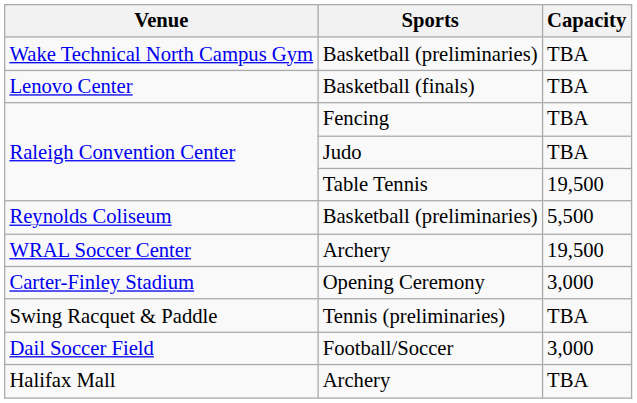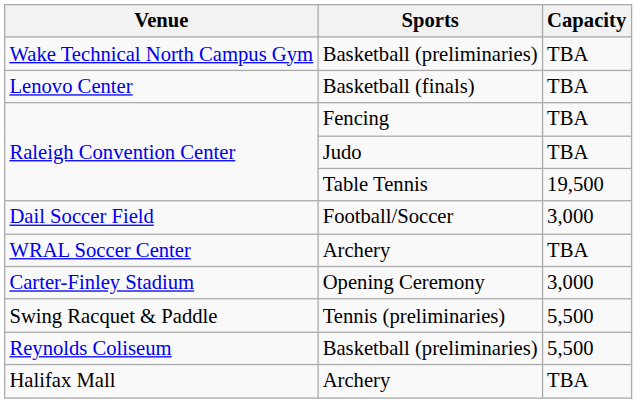rows swapped: (91, 217) <-> (82, 348)
(575, 250) 19,500 -> (568, 250) TBA
(568, 315) TBA -> (570, 315) 5,500
